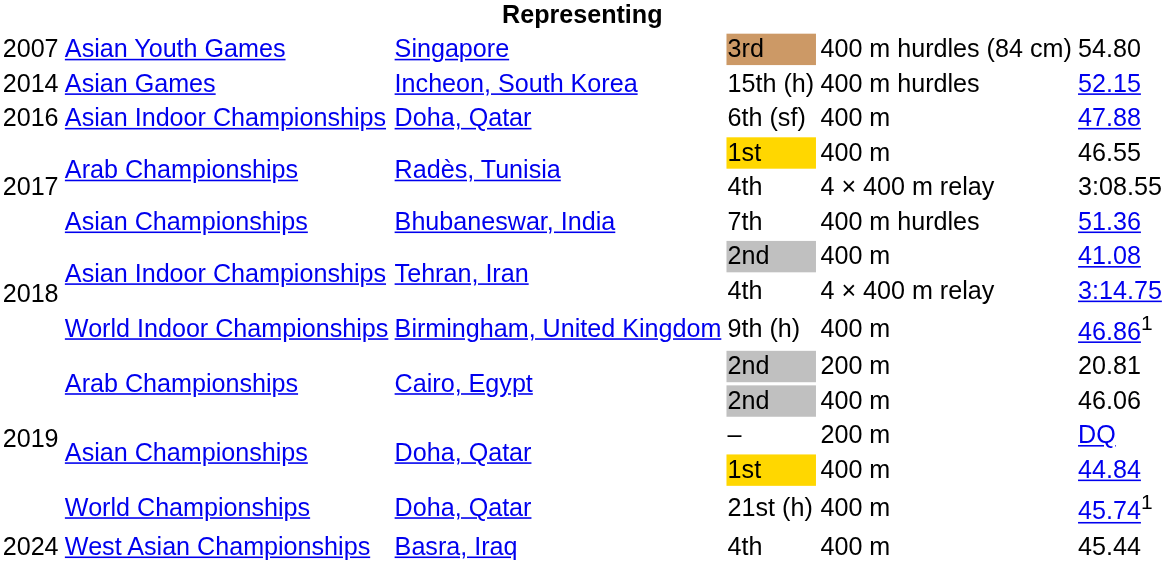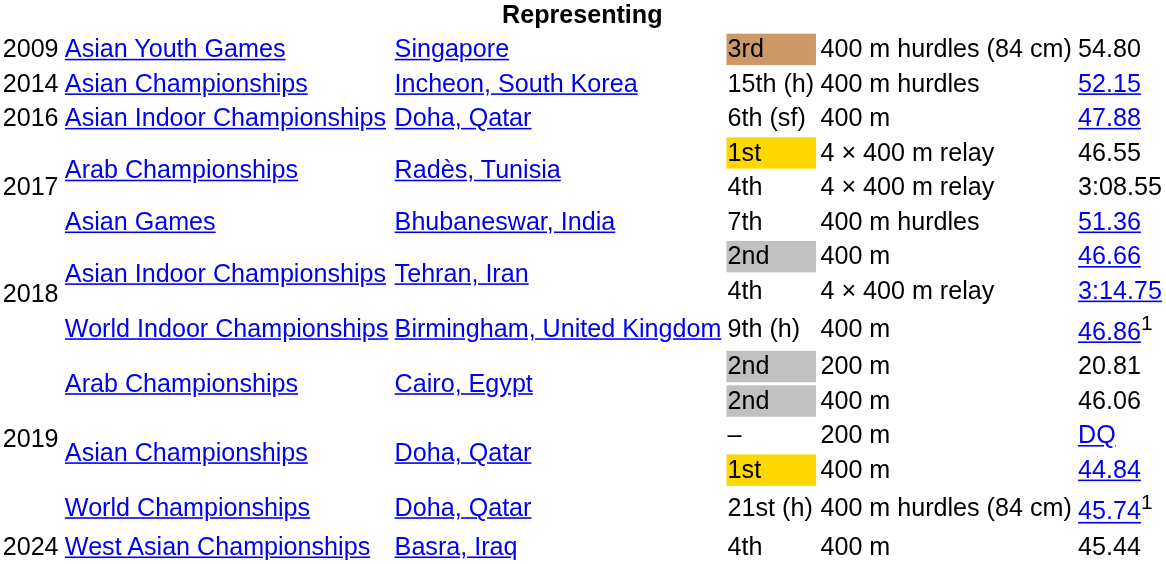(31, 49) 2007 -> (31, 49) 2009
(140, 83) Asian Games -> (186, 83) Asian Championships
(855, 152) 400 m -> (907, 152) 4 × 400 m relay
(186, 221) Asian Championships -> (140, 221) Asian Games
(1109, 256) 41.08 -> (1109, 256) 46.66
(855, 508) 400 m -> (946, 508) 400 m hurdles (84 cm)
